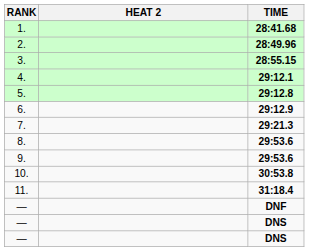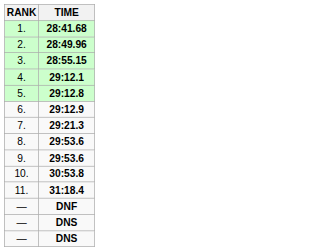- column: (143, 13)
